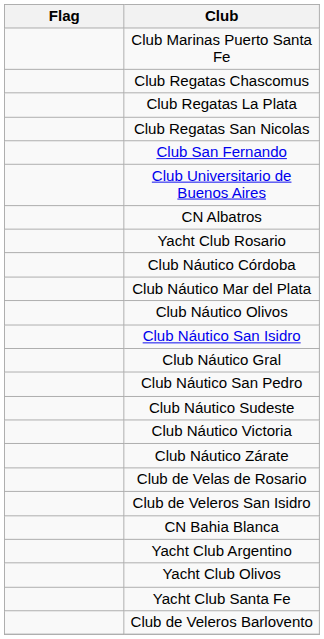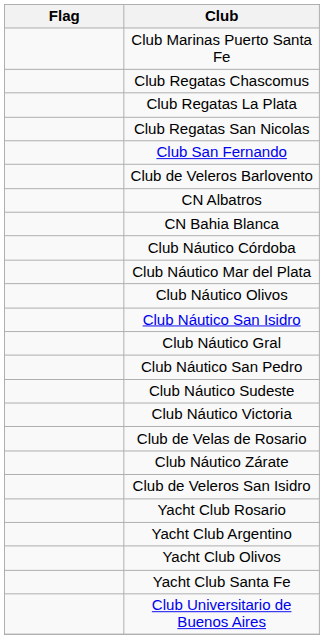rows swapped: (222, 184) <-> (222, 622)
rows swapped: (222, 527) <-> (222, 241)
rows swapped: (222, 455) <-> (222, 479)
